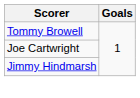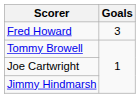+ row: (39, 31)
